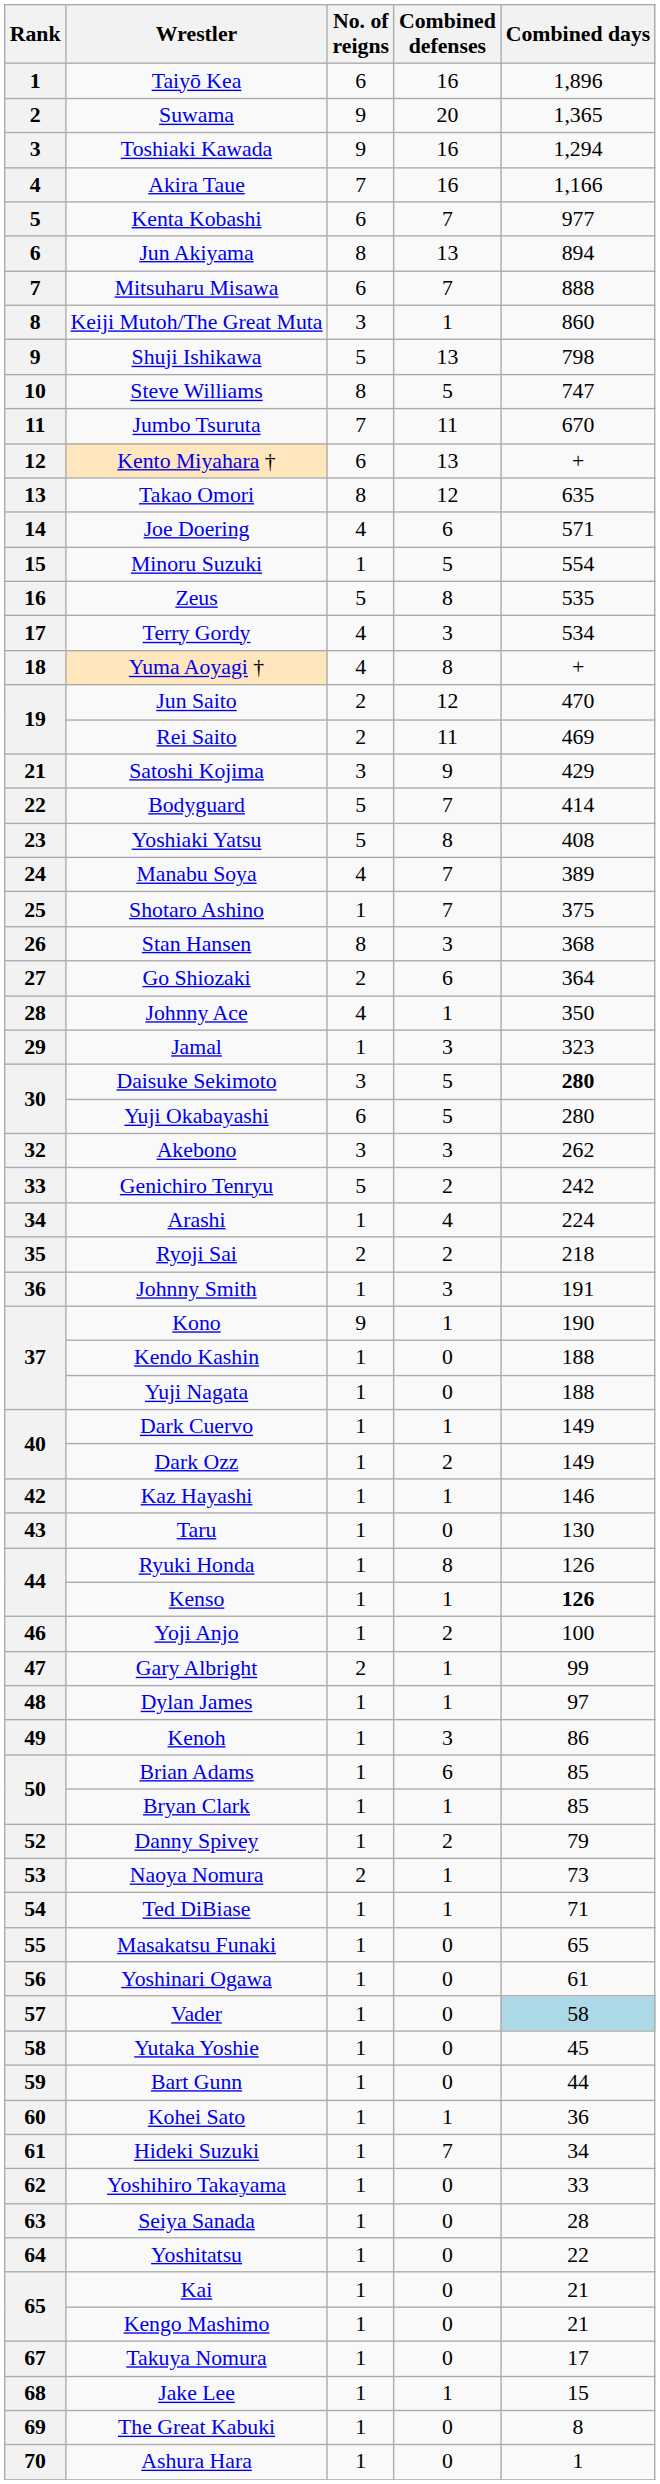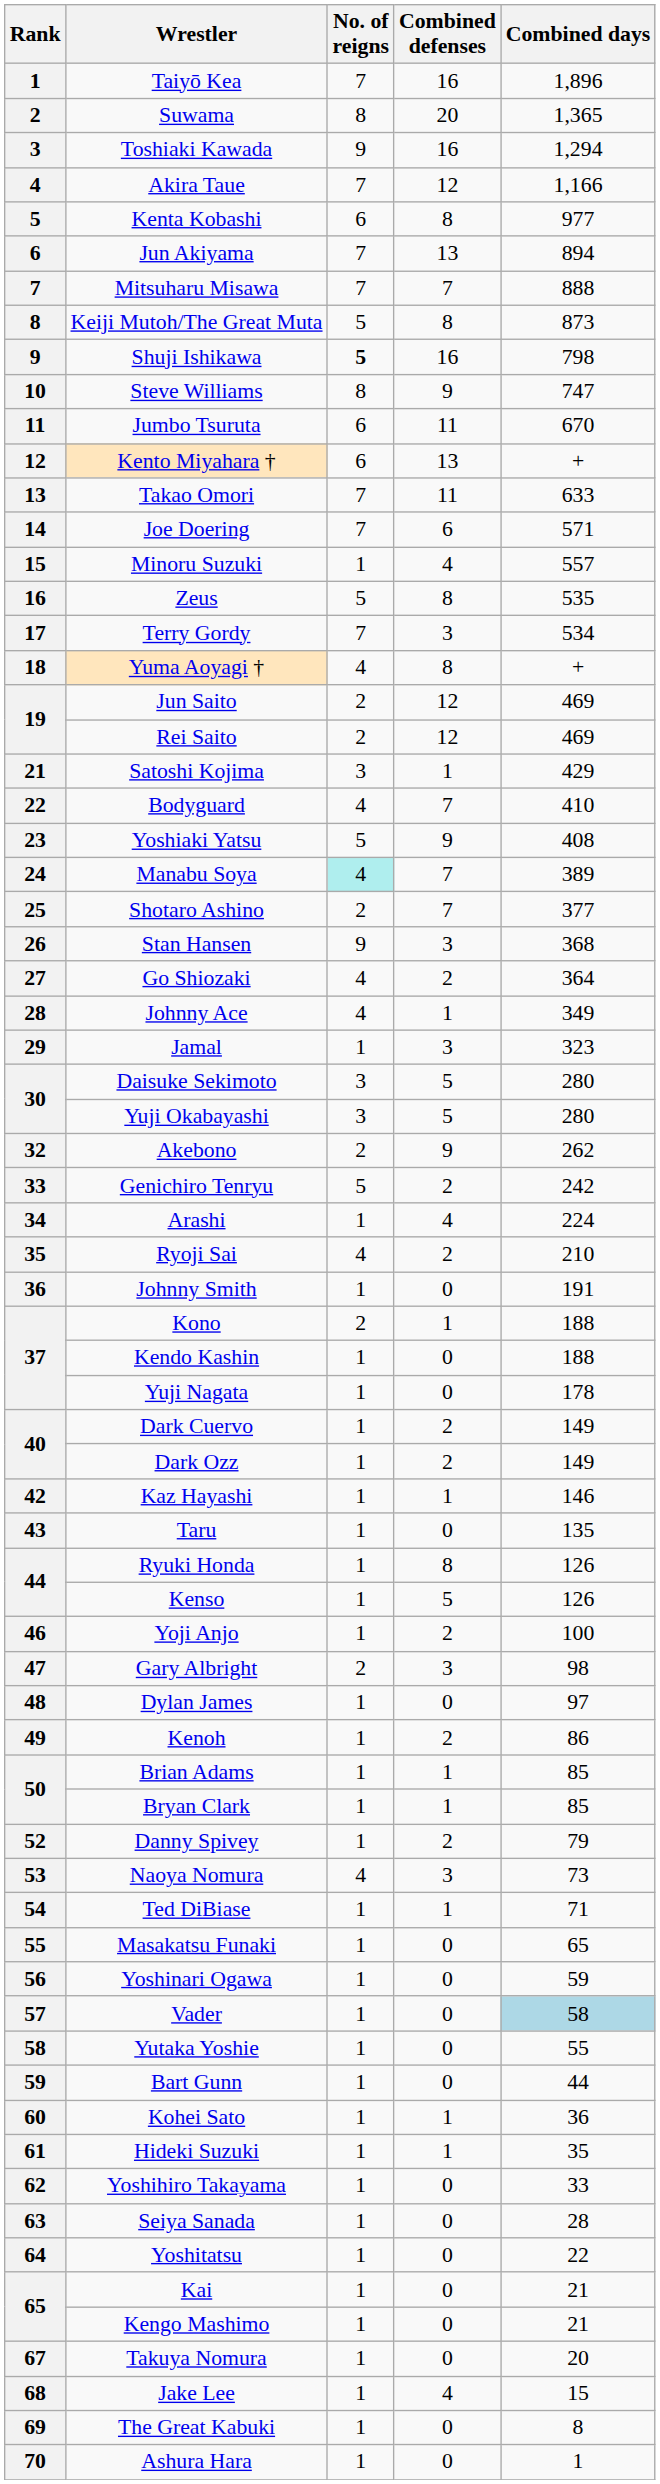(361, 80) 6 -> (361, 80) 7
(361, 115) 9 -> (361, 115) 8
(447, 184) 16 -> (447, 184) 12
(447, 218) 7 -> (447, 218) 8
(361, 253) 8 -> (361, 253) 7
(361, 287) 6 -> (361, 287) 7
(361, 322) 3 -> (361, 322) 5
(447, 322) 1 -> (447, 322) 8
(578, 322) 860 -> (578, 322) 873
(361, 356) normal -> (361, 356) bold
(447, 356) 13 -> (447, 356) 16
(447, 391) 5 -> (447, 391) 9
(361, 425) 7 -> (361, 425) 6
(361, 494) 8 -> (361, 494) 7
(447, 494) 12 -> (447, 494) 11
(578, 494) 635 -> (578, 494) 633
(361, 529) 4 -> (361, 529) 7
(447, 563) 5 -> (447, 563) 4
(578, 563) 554 -> (578, 563) 557
(361, 632) 4 -> (361, 632) 7
(578, 701) 470 -> (578, 701) 469
(447, 736) 11 -> (447, 736) 12
(447, 770) 9 -> (447, 770) 1
(361, 805) 5 -> (361, 805) 4
(578, 805) 414 -> (578, 805) 410
(447, 839) 8 -> (447, 839) 9
(361, 874) no background -> (361, 874) paleturquoise background
(361, 908) 1 -> (361, 908) 2
(578, 908) 375 -> (578, 908) 377
(361, 943) 8 -> (361, 943) 9
(361, 978) 2 -> (361, 978) 4
(447, 978) 6 -> (447, 978) 2
(578, 1012) 350 -> (578, 1012) 349
(578, 1081) bold -> (578, 1081) normal
(361, 1116) 6 -> (361, 1116) 3
(361, 1150) 3 -> (361, 1150) 2
(447, 1150) 3 -> (447, 1150) 9
(361, 1254) 2 -> (361, 1254) 4
(578, 1254) 218 -> (578, 1254) 210
(447, 1288) 3 -> (447, 1288) 0
(361, 1323) 9 -> (361, 1323) 2
(578, 1323) 190 -> (578, 1323) 188
(578, 1392) 188 -> (578, 1392) 178
(447, 1426) 1 -> (447, 1426) 2
(578, 1530) 130 -> (578, 1530) 135
(447, 1599) 1 -> (447, 1599) 5
(578, 1599) bold -> (578, 1599) normal
(447, 1668) 1 -> (447, 1668) 3
(578, 1668) 99 -> (578, 1668) 98
(447, 1702) 1 -> (447, 1702) 0
(447, 1737) 3 -> (447, 1737) 2
(447, 1771) 6 -> (447, 1771) 1
(361, 1875) 2 -> (361, 1875) 4
(447, 1875) 1 -> (447, 1875) 3
(578, 1978) 61 -> (578, 1978) 59
(578, 2047) 45 -> (578, 2047) 55
(447, 2151) 7 -> (447, 2151) 1
(578, 2151) 34 -> (578, 2151) 35
(578, 2358) 17 -> (578, 2358) 20
(447, 2392) 1 -> (447, 2392) 4
